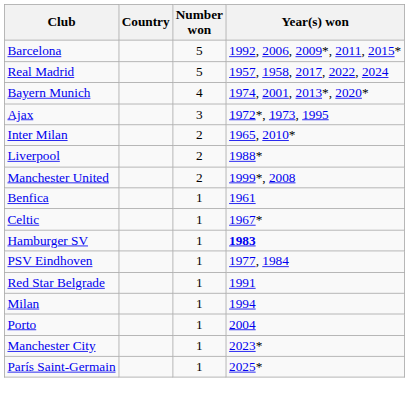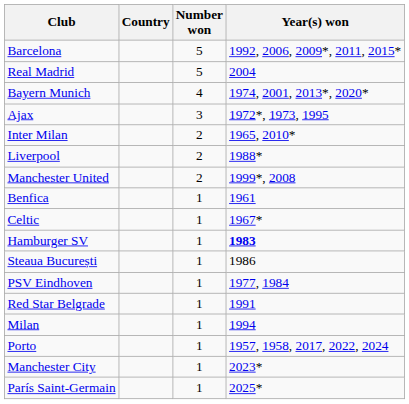(309, 72) 1957, 1958, 2017, 2022, 2024 -> (242, 72) 2004
+ row: (52, 261)
(242, 324) 2004 -> (309, 345) 1957, 1958, 2017, 2022, 2024
